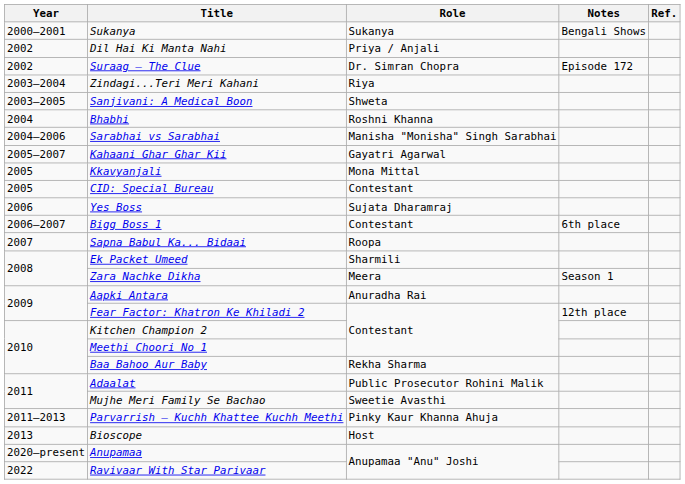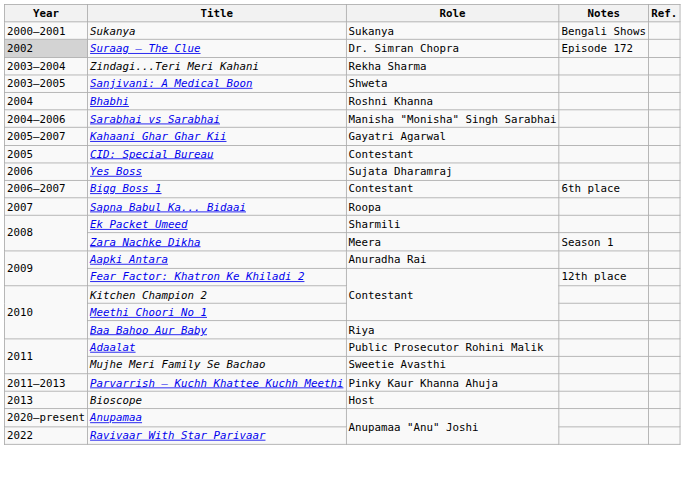- row: (158, 48)
(20, 66) no background -> (20, 48) lightgrey background
(362, 84) Riya -> (388, 66) Rekha Sharma
- row: (126, 171)
(388, 365) Rekha Sharma -> (362, 330) Riya
